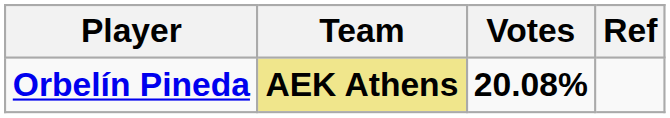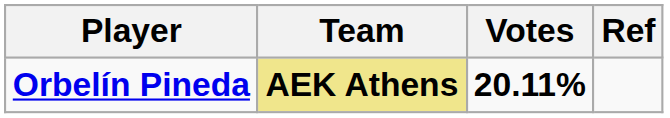(531, 84) 20.08% -> (530, 84) 20.11%
